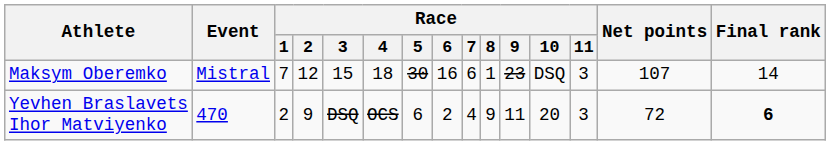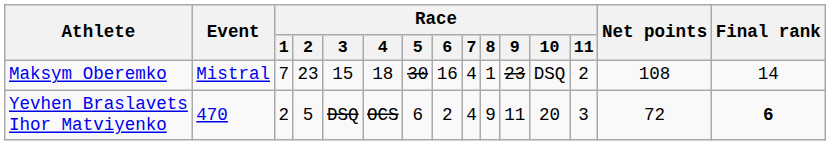(308, 75) 12 -> (308, 75) 23
(471, 75) 6 -> (471, 75) 4
(584, 75) 3 -> (584, 75) 2
(655, 75) 107 -> (655, 75) 108
(308, 115) 9 -> (308, 115) 5
